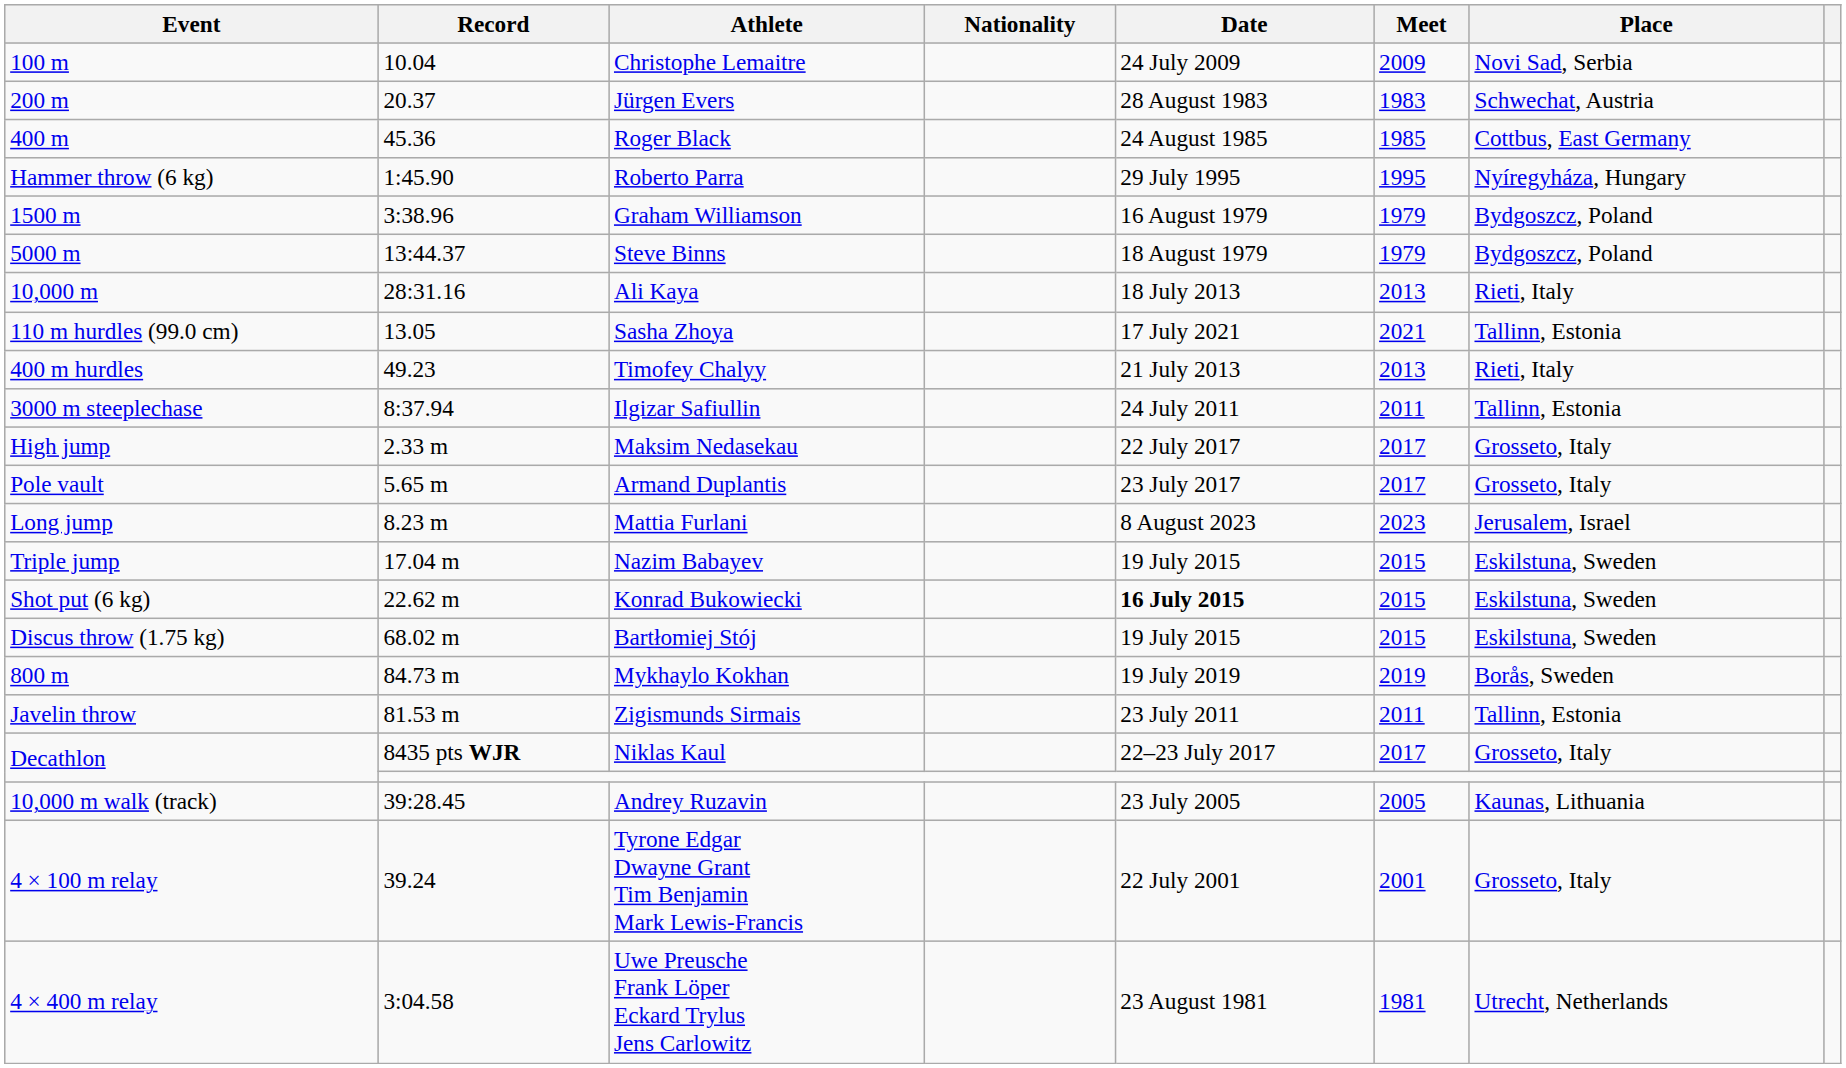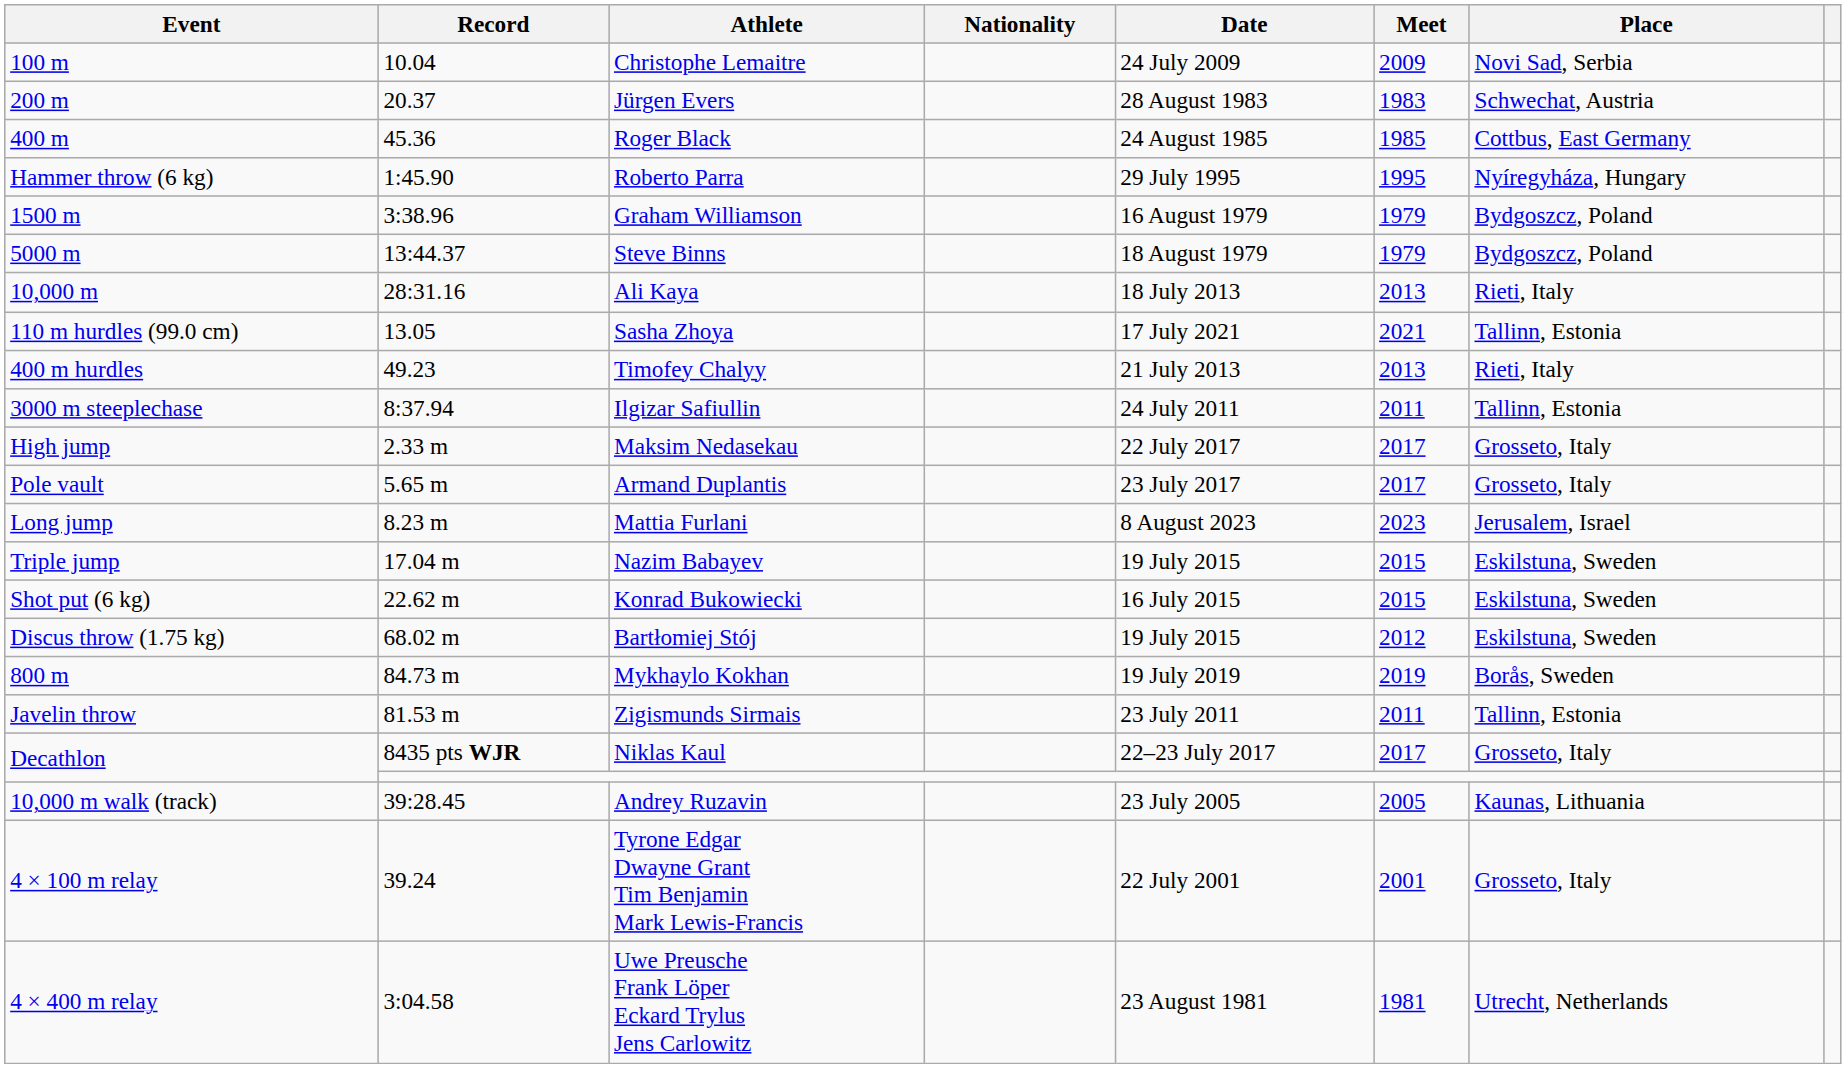(1182, 599) bold -> (1180, 599) normal
(1402, 637) 2015 -> (1402, 637) 2012
